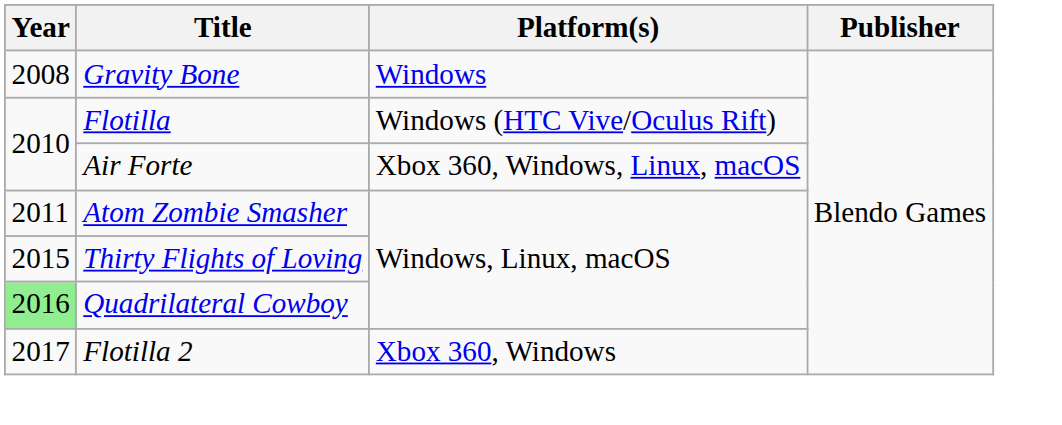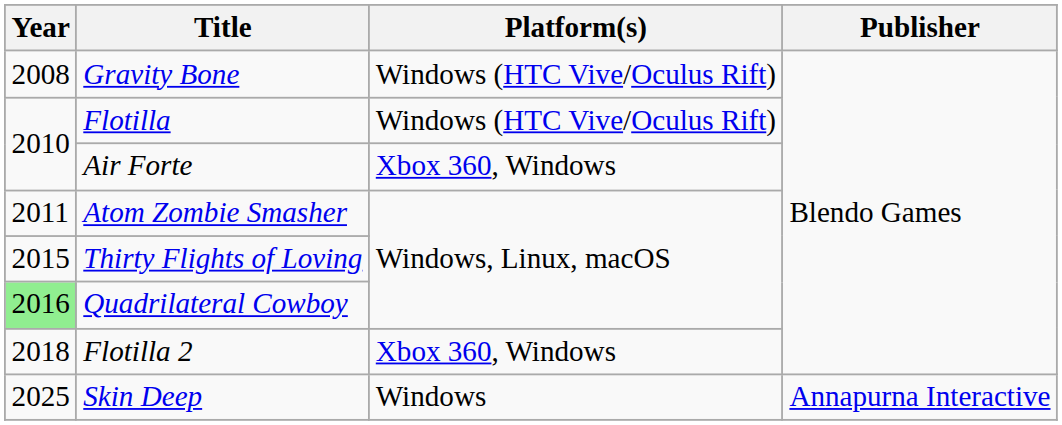(431, 73) Windows -> (576, 73) Windows (HTC Vive/Oculus Rift)
(588, 166) Xbox 360, Windows, Linux, macOS -> (496, 166) Xbox 360, Windows
(41, 350) 2017 -> (41, 350) 2018
+ row: (143, 397)
